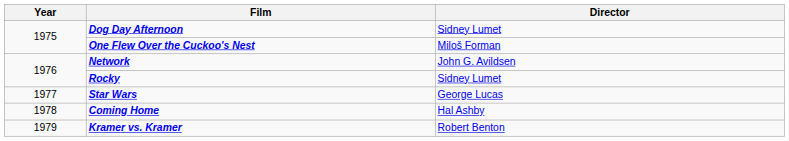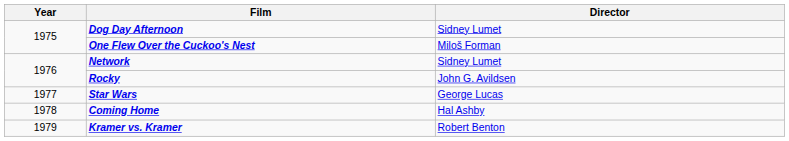(477, 62) John G. Avildsen -> (469, 62) Sidney Lumet
(469, 78) Sidney Lumet -> (477, 78) John G. Avildsen
